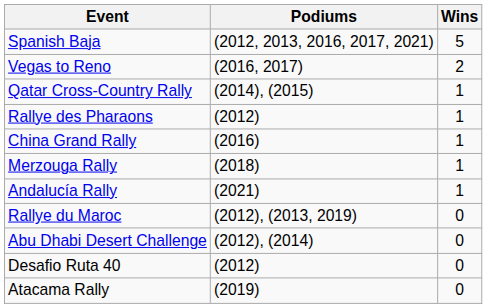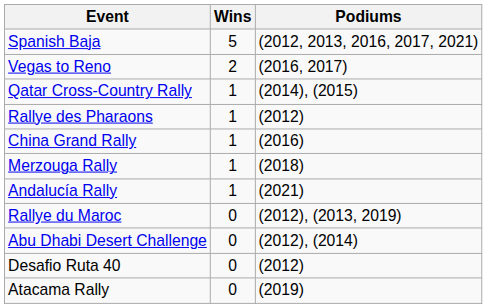columns swapped: (460, 16) <-> (324, 16)
